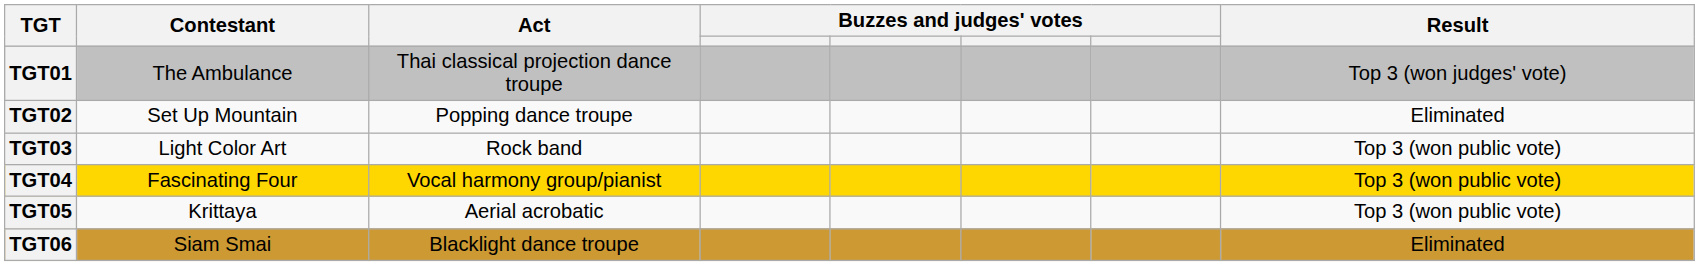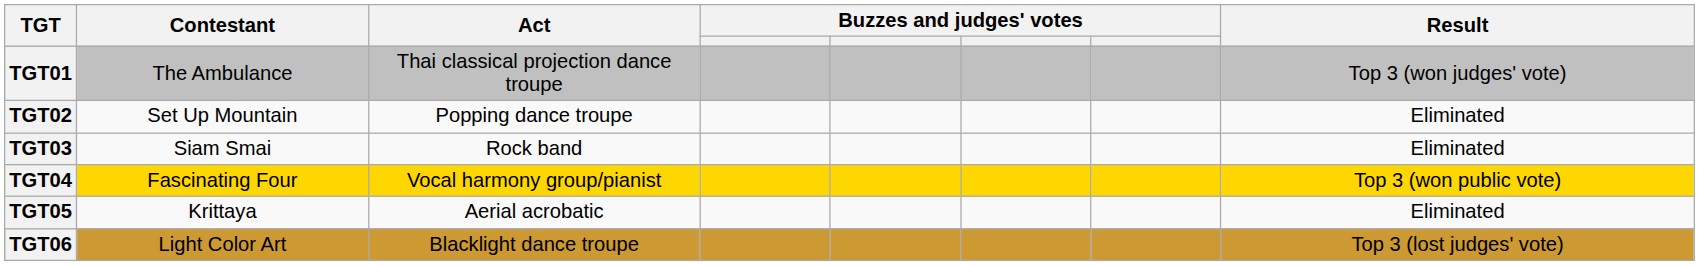(222, 148) Light Color Art -> (222, 148) Siam Smai
(1458, 148) Top 3 (won public vote) -> (1458, 148) Eliminated
(1458, 212) Top 3 (won public vote) -> (1458, 212) Eliminated
(222, 244) Siam Smai -> (222, 244) Light Color Art
(1458, 244) Eliminated -> (1458, 244) Top 3 (lost judges' vote)
